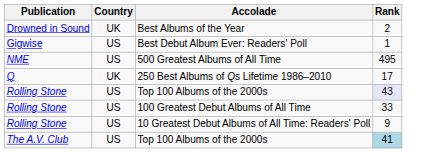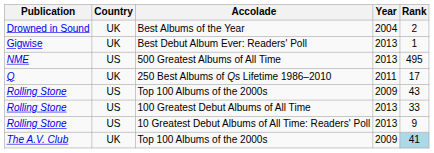+ column: (386, 12)
(114, 44) US -> (114, 44) UK
(387, 92) lavender background -> (414, 92) no background
(114, 140) US -> (114, 140) UK
